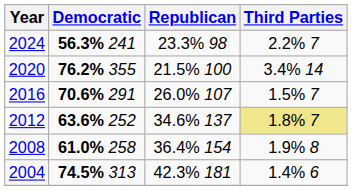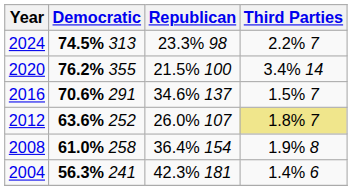(97, 43) 56.3% 241 -> (97, 43) 74.5% 313
(192, 95) 26.0% 107 -> (192, 95) 34.6% 137
(192, 121) 34.6% 137 -> (192, 121) 26.0% 107
(97, 172) 74.5% 313 -> (97, 172) 56.3% 241
